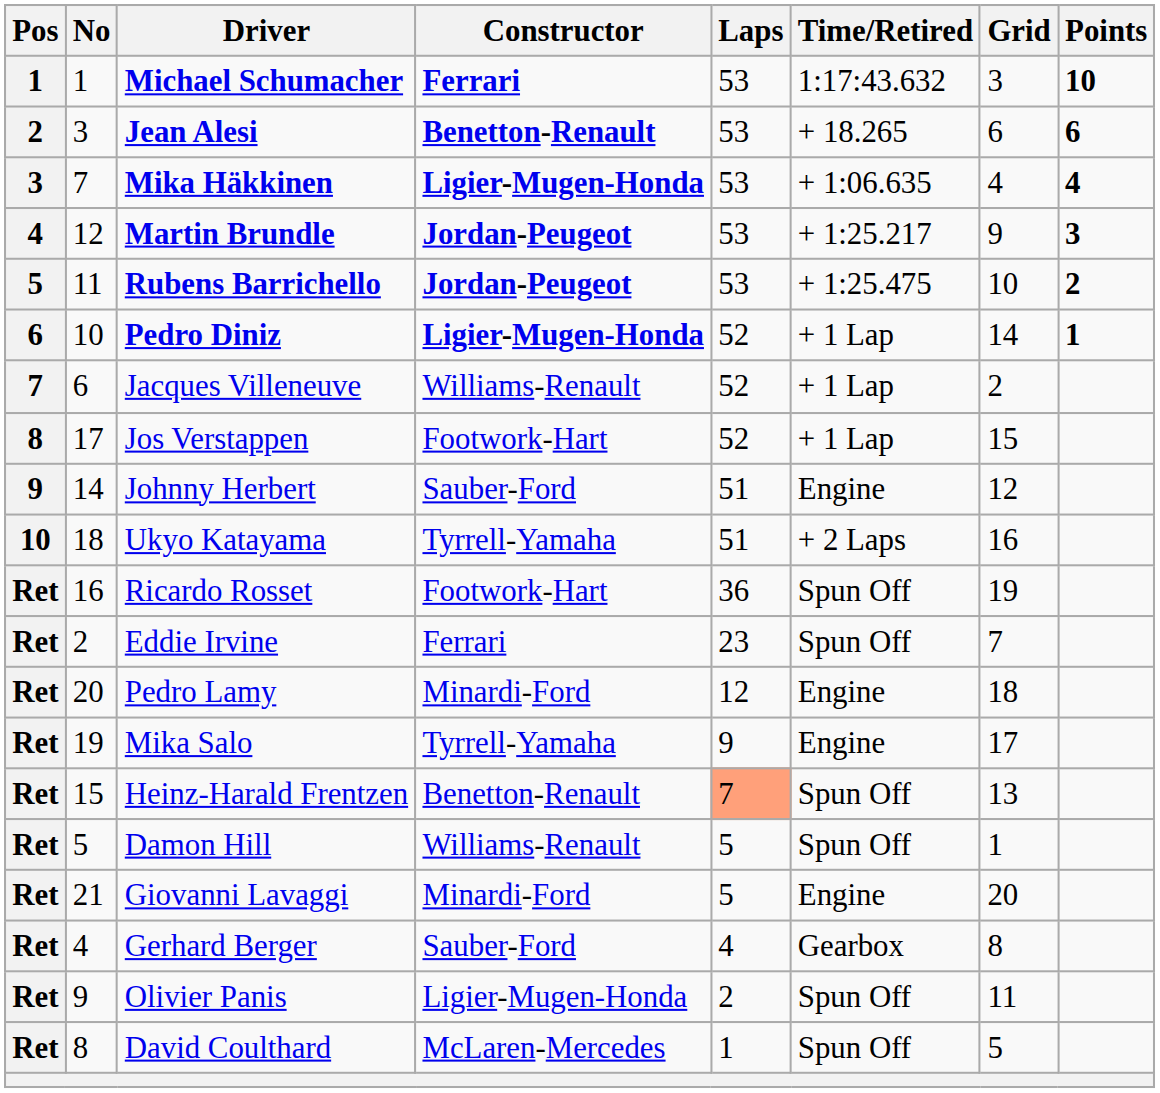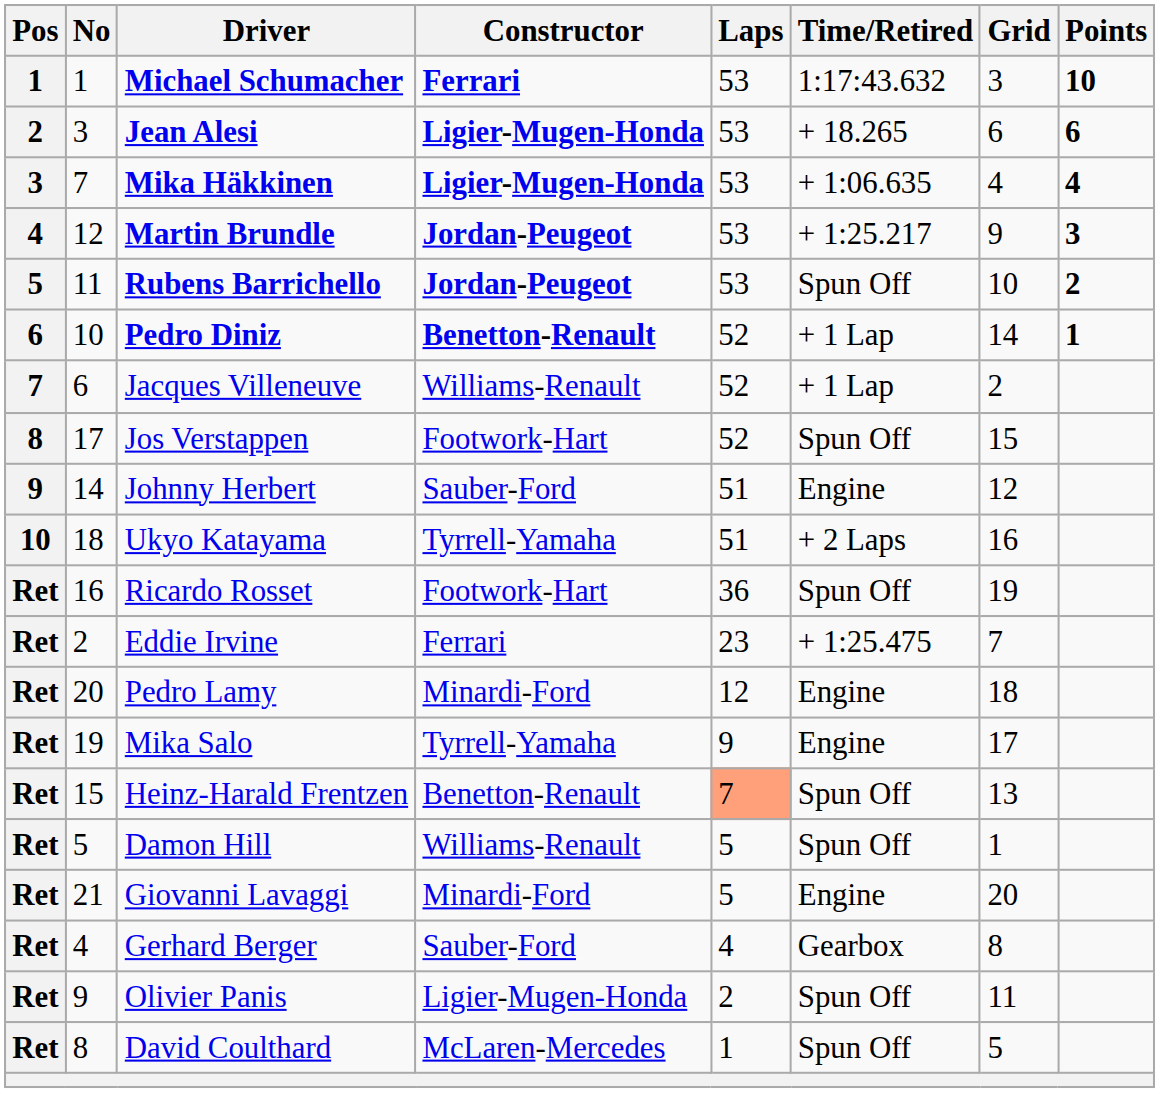(539, 131) Benetton-Renault -> (563, 131) Ligier-Mugen-Honda
(865, 284) + 1:25.475 -> (854, 284) Spun Off
(563, 335) Ligier-Mugen-Honda -> (539, 335) Benetton-Renault
(846, 437) + 1 Lap -> (854, 437) Spun Off
(854, 640) Spun Off -> (865, 640) + 1:25.475
